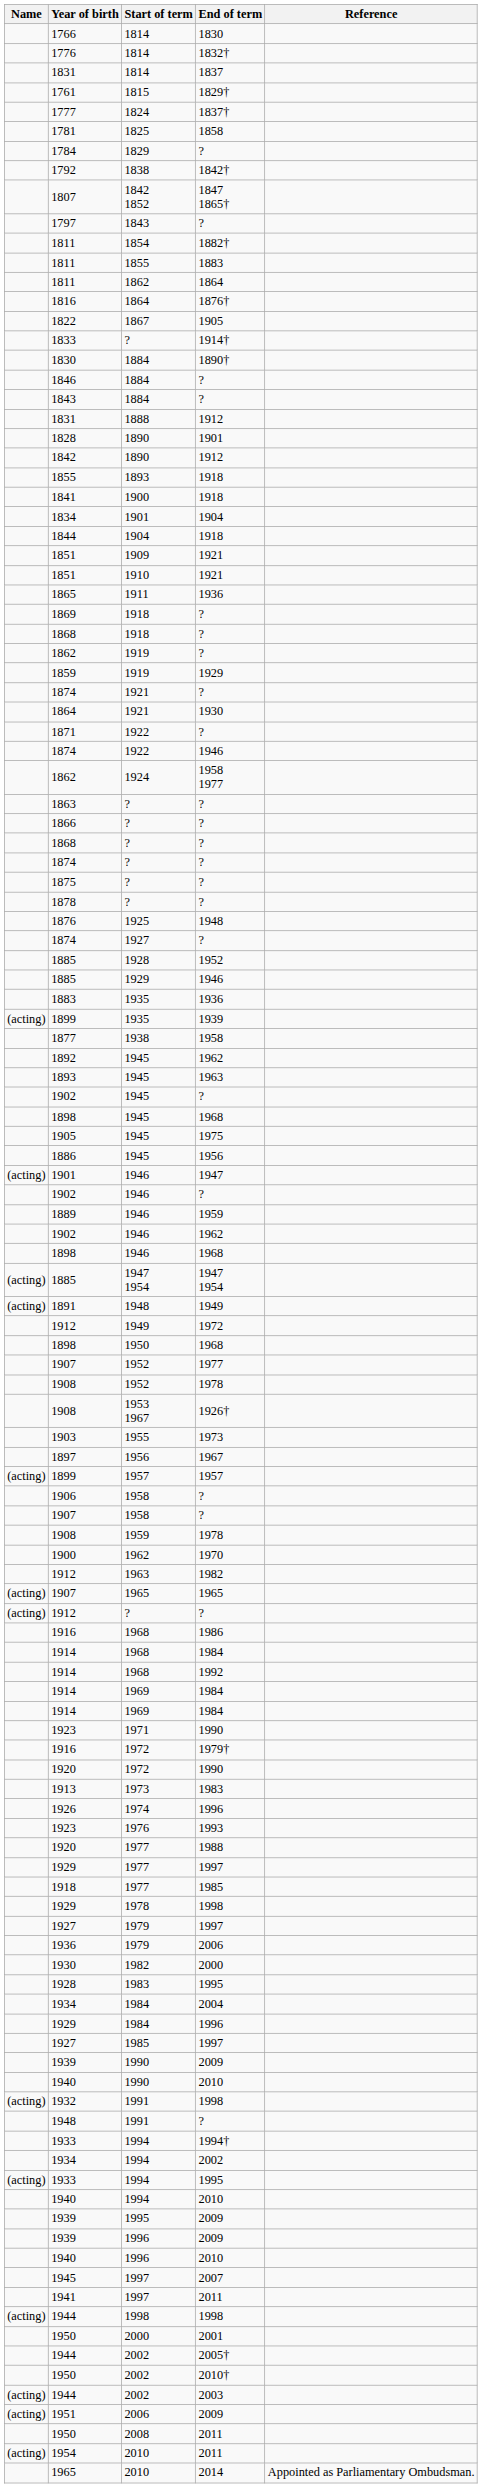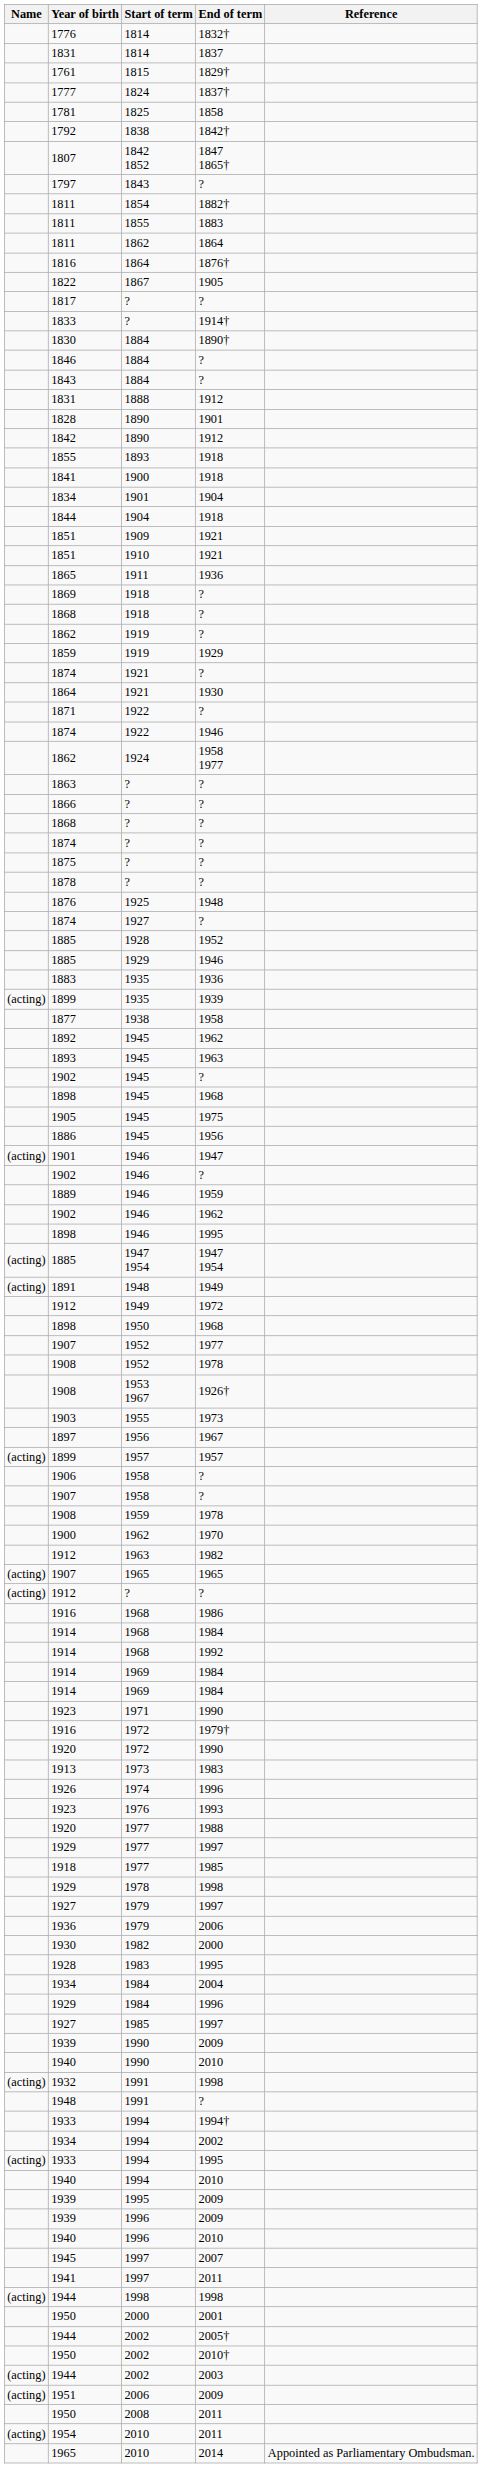- row: (64, 33)
- row: (64, 151)
+ row: (64, 301)
(211, 1253) 1968 -> (211, 1233) 1995
